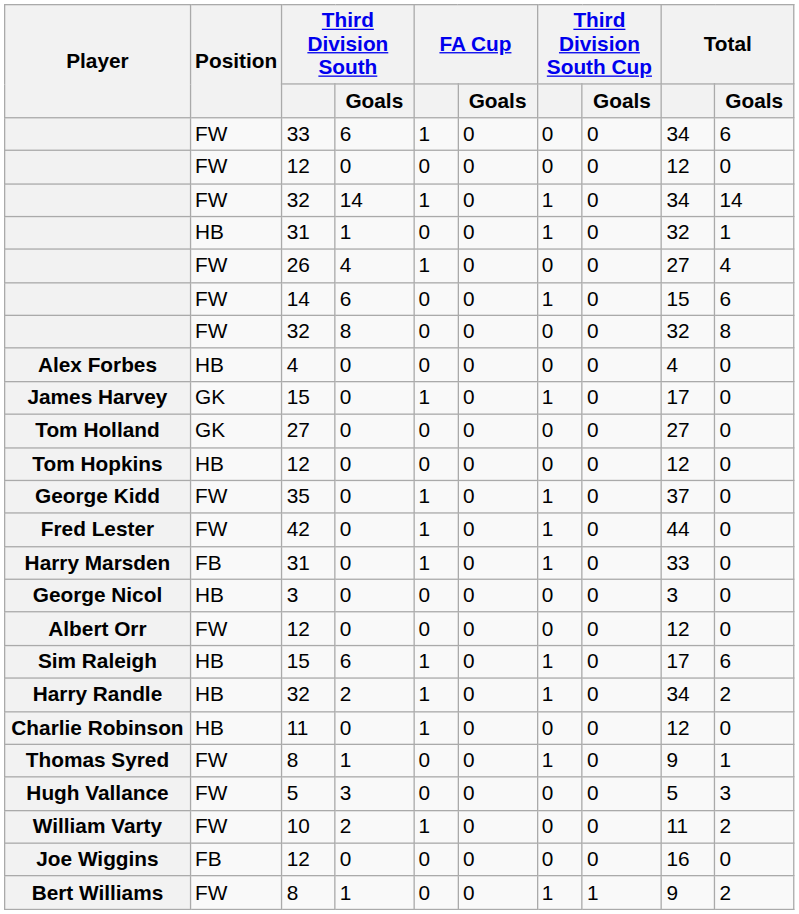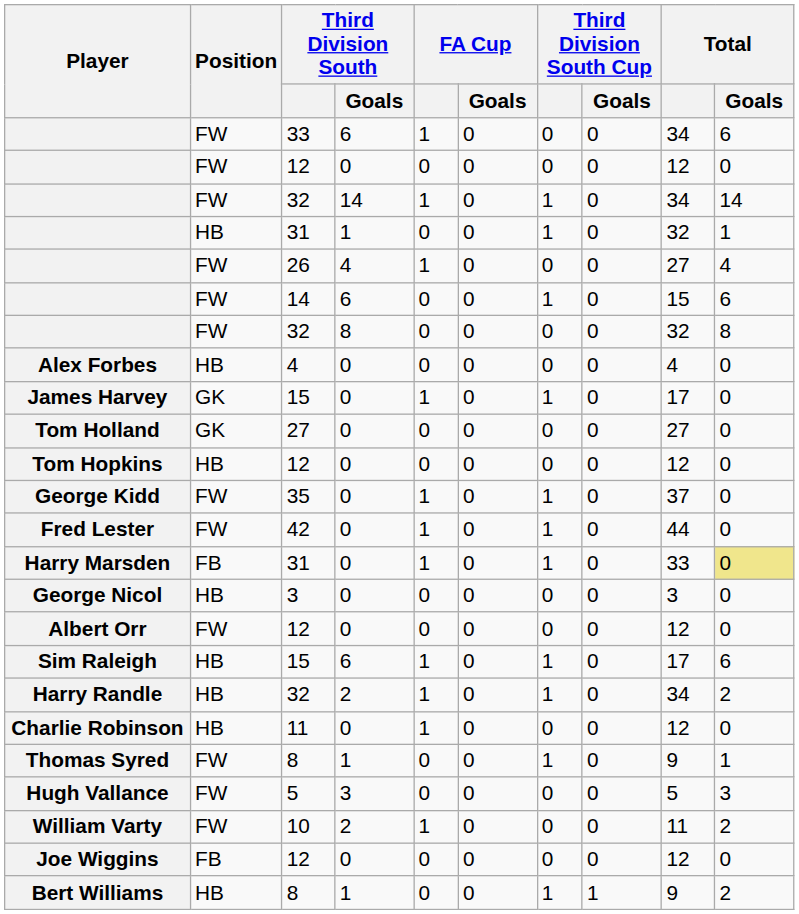(725, 562) no background -> (725, 562) khaki background
(678, 859) 16 -> (678, 859) 12
(211, 892) FW -> (210, 892) HB
